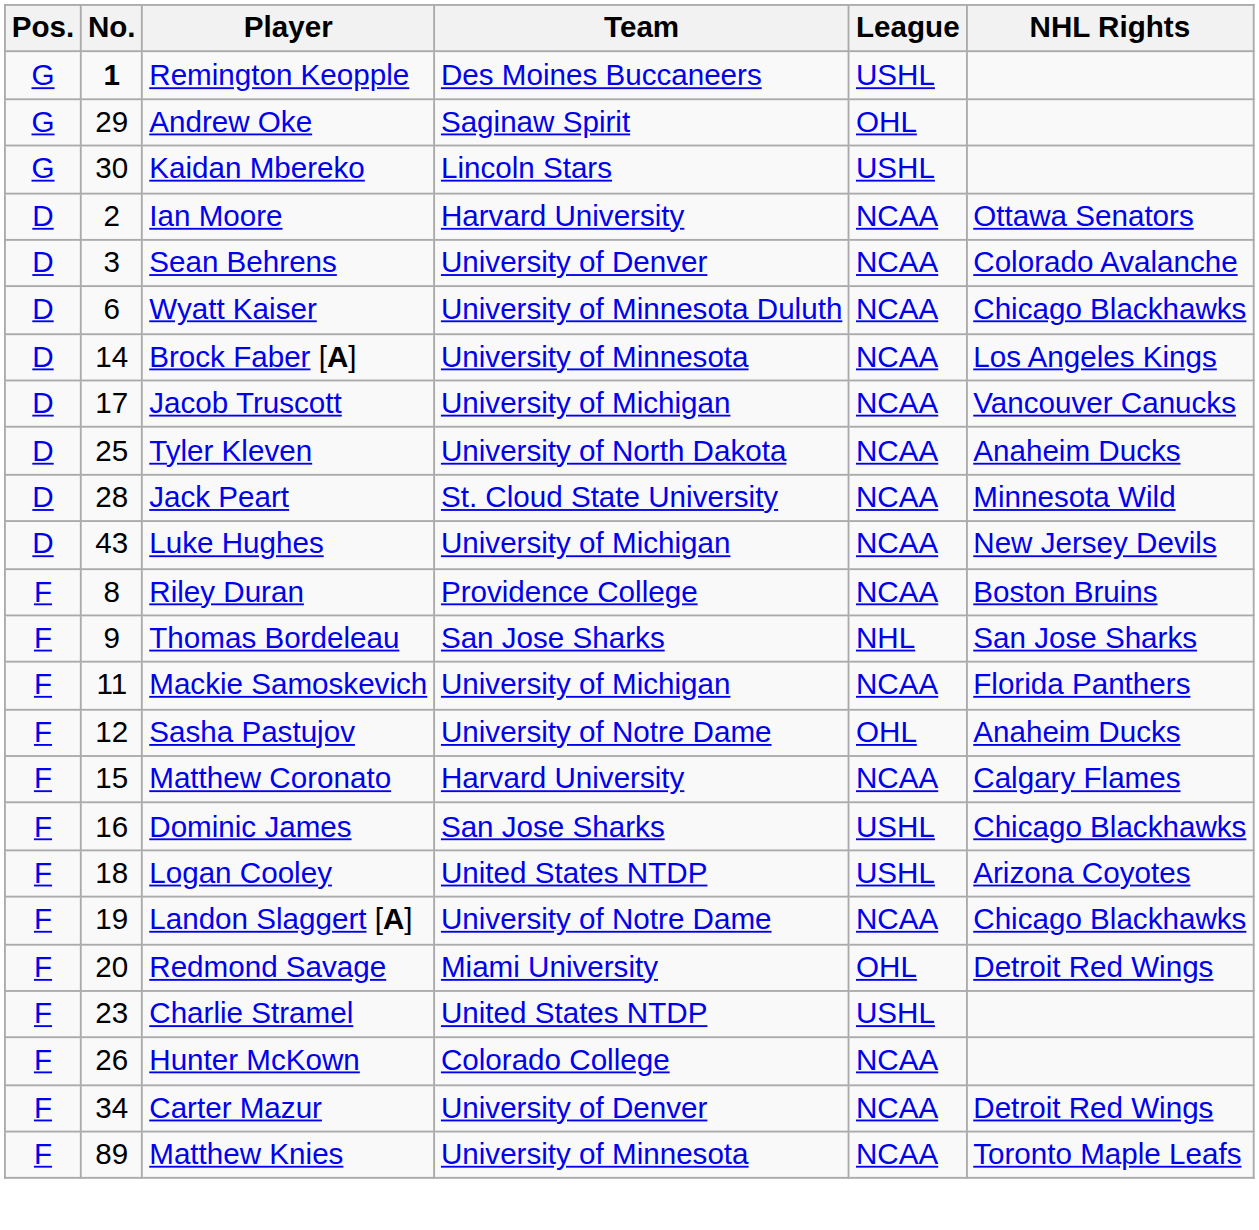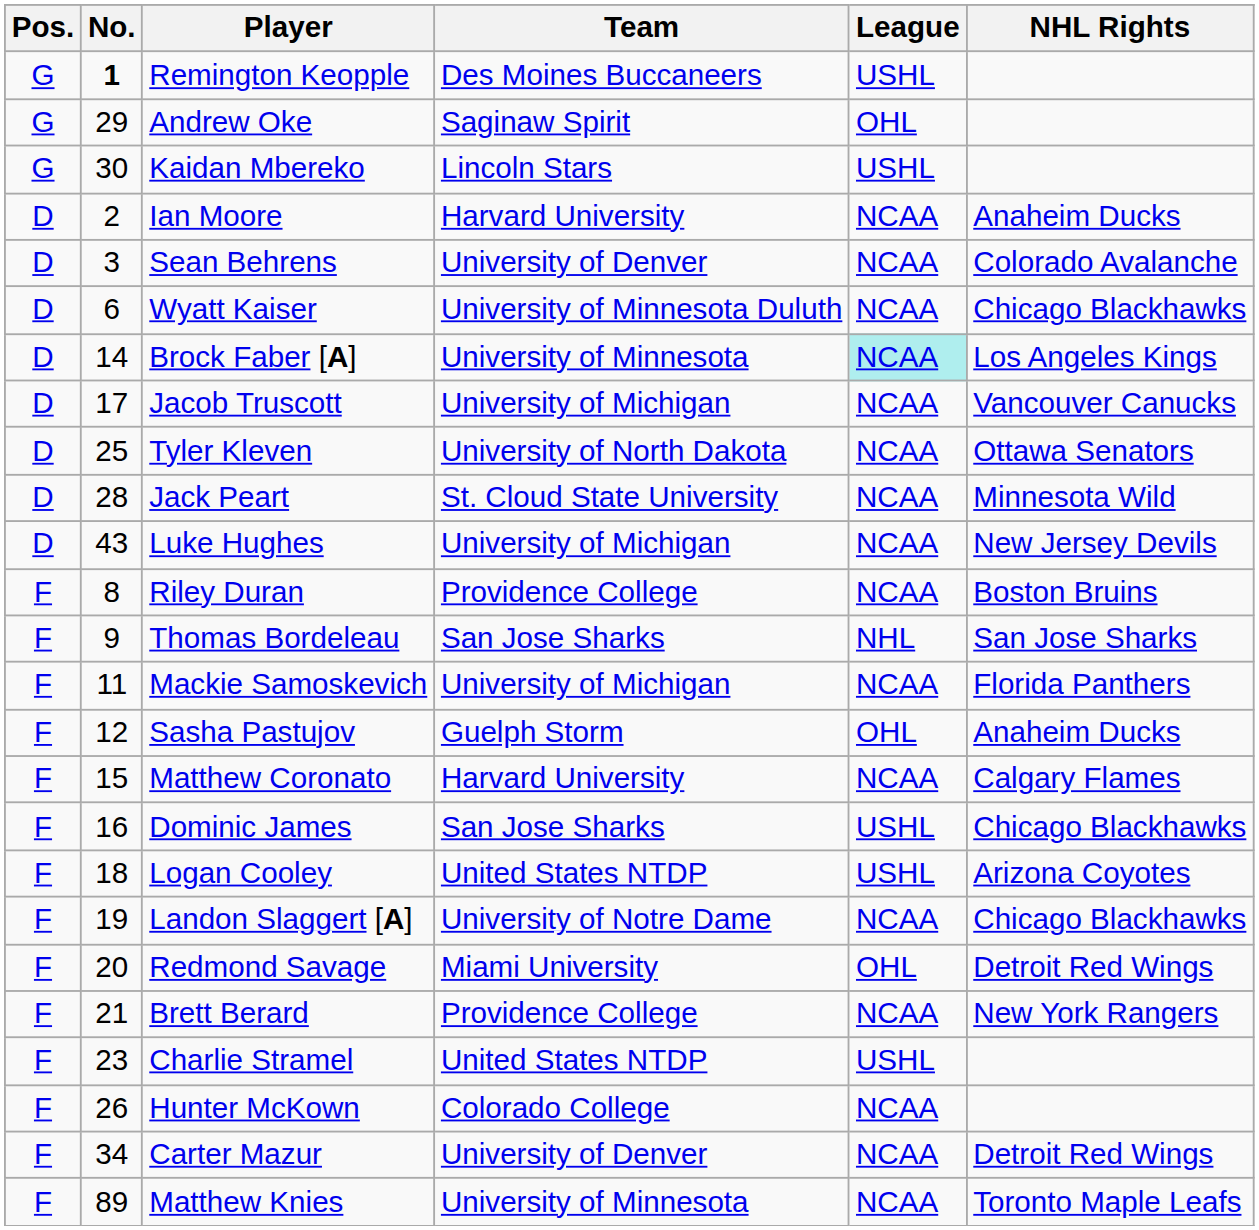(1083, 215) Ottawa Senators -> (1077, 215) Anaheim Ducks
(897, 356) no background -> (897, 356) paleturquoise background
(1077, 450) Anaheim Ducks -> (1083, 450) Ottawa Senators
(606, 732) University of Notre Dame -> (532, 732) Guelph Storm
+ row: (229, 1013)
